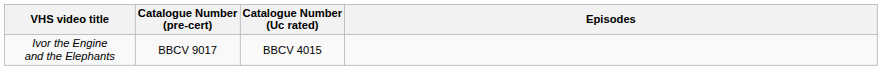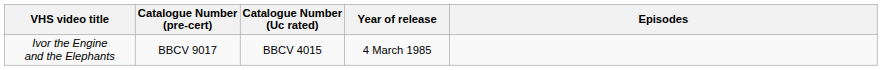+ column: (397, 19)
